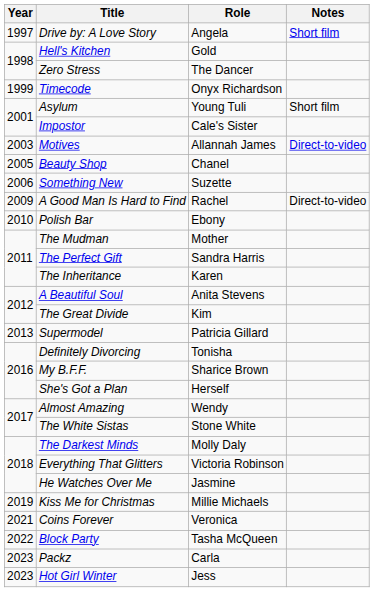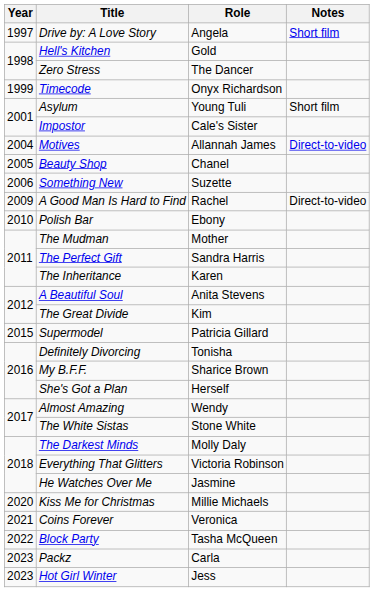(20, 145) 2003 -> (20, 145) 2004
(20, 333) 2013 -> (20, 333) 2015
(20, 502) 2019 -> (20, 502) 2020
